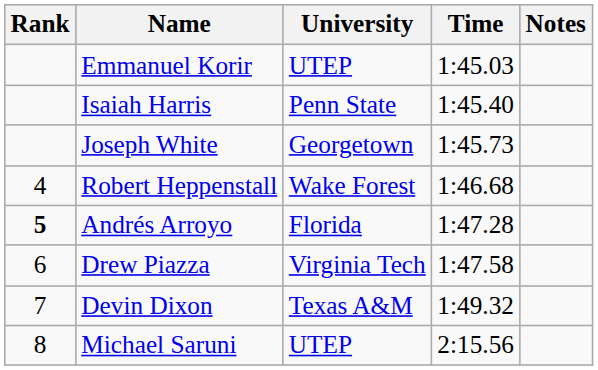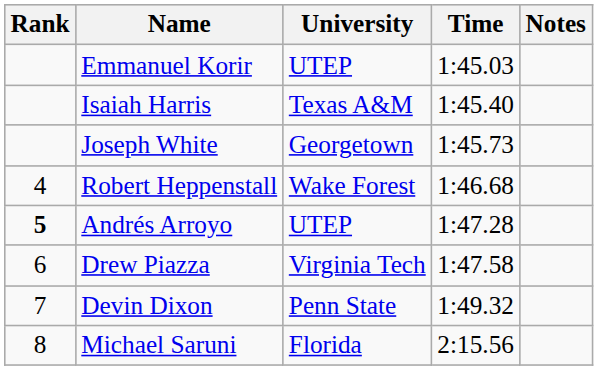(343, 104) Penn State -> (351, 104) Texas A&M
(325, 225) Florida -> (320, 225) UTEP
(351, 305) Texas A&M -> (343, 305) Penn State
(320, 345) UTEP -> (325, 345) Florida
